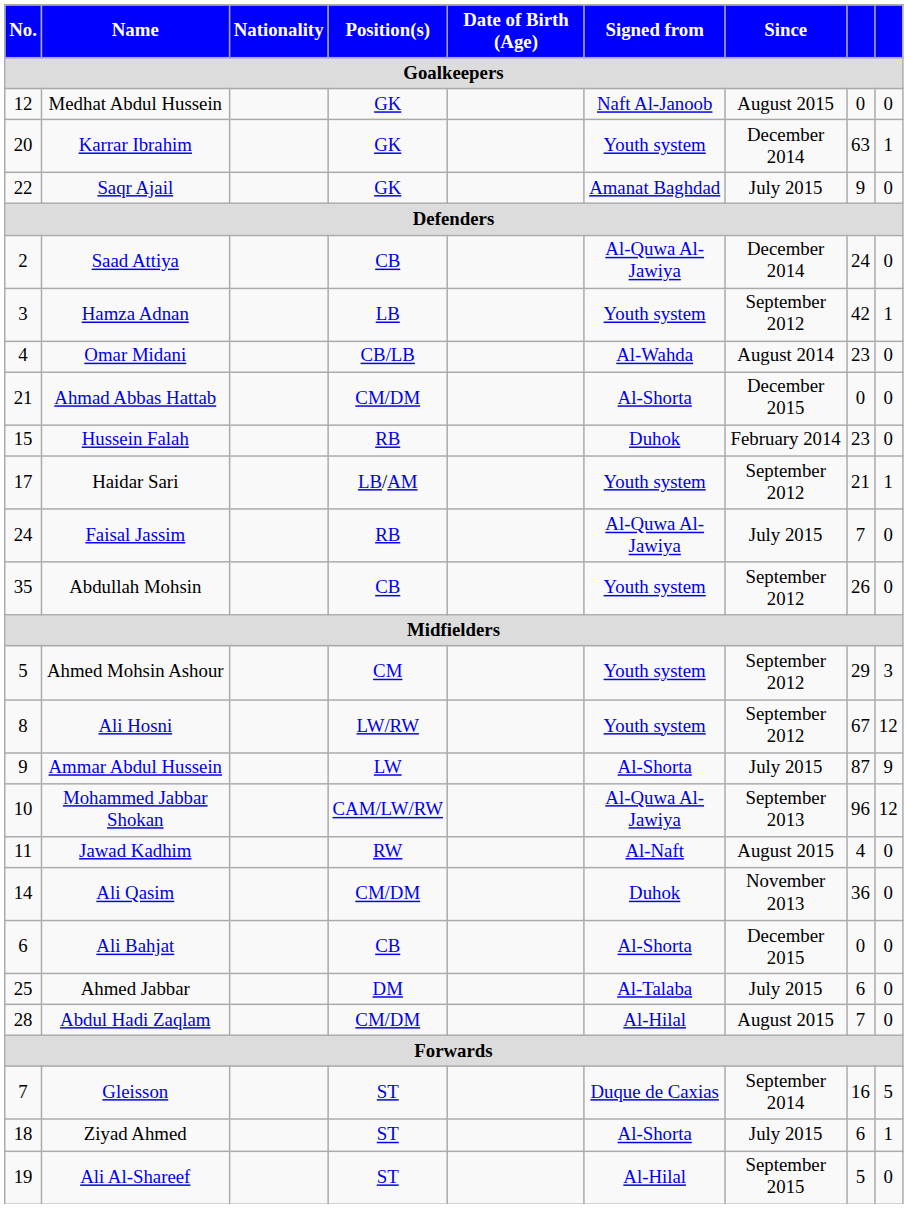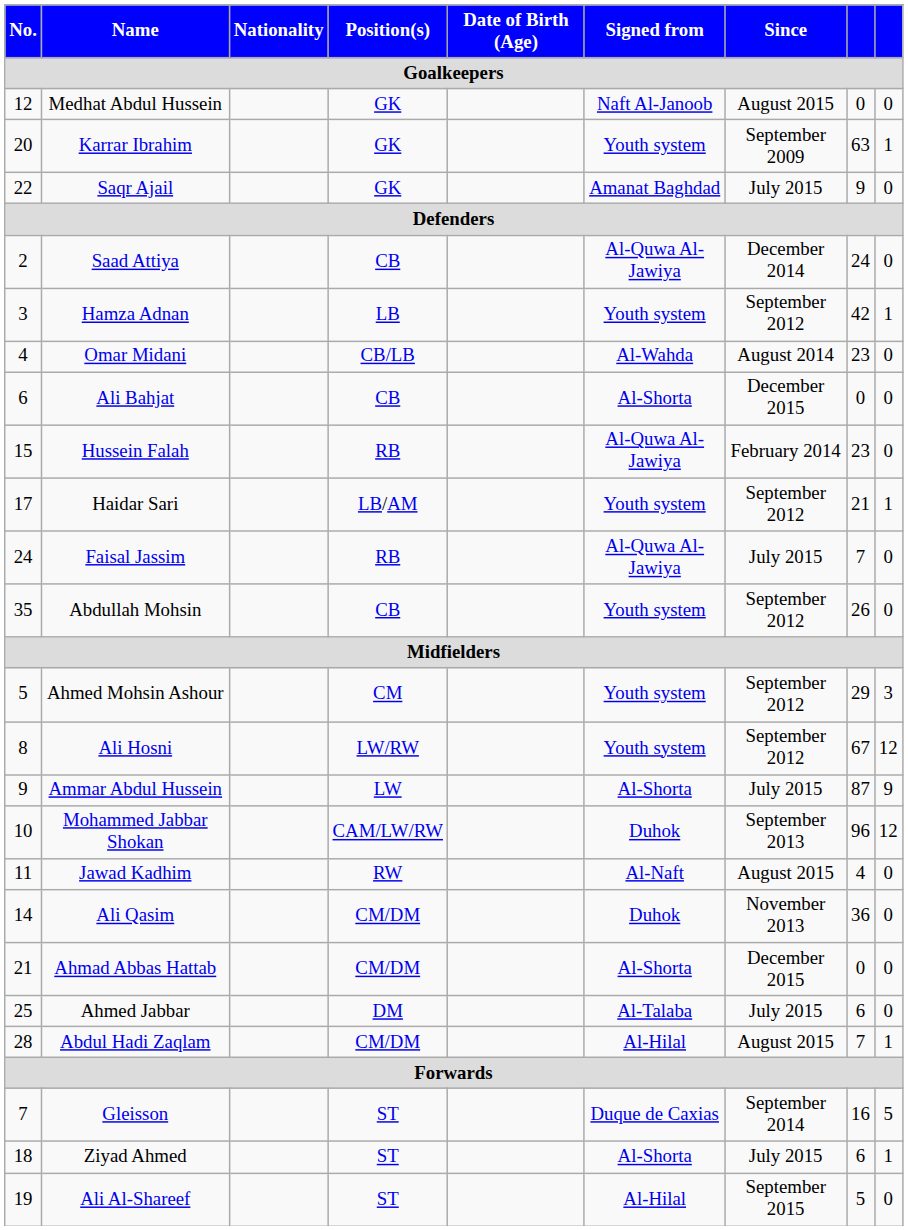(786, 145) December 2014 -> (786, 145) September 2009
rows swapped: (135, 946) <-> (135, 398)
(655, 440) Duhok -> (655, 451) Al-Quwa Al-Jawiya
(655, 809) Al-Quwa Al-Jawiya -> (655, 831) Duhok
(888, 1019) 0 -> (888, 1041) 1
